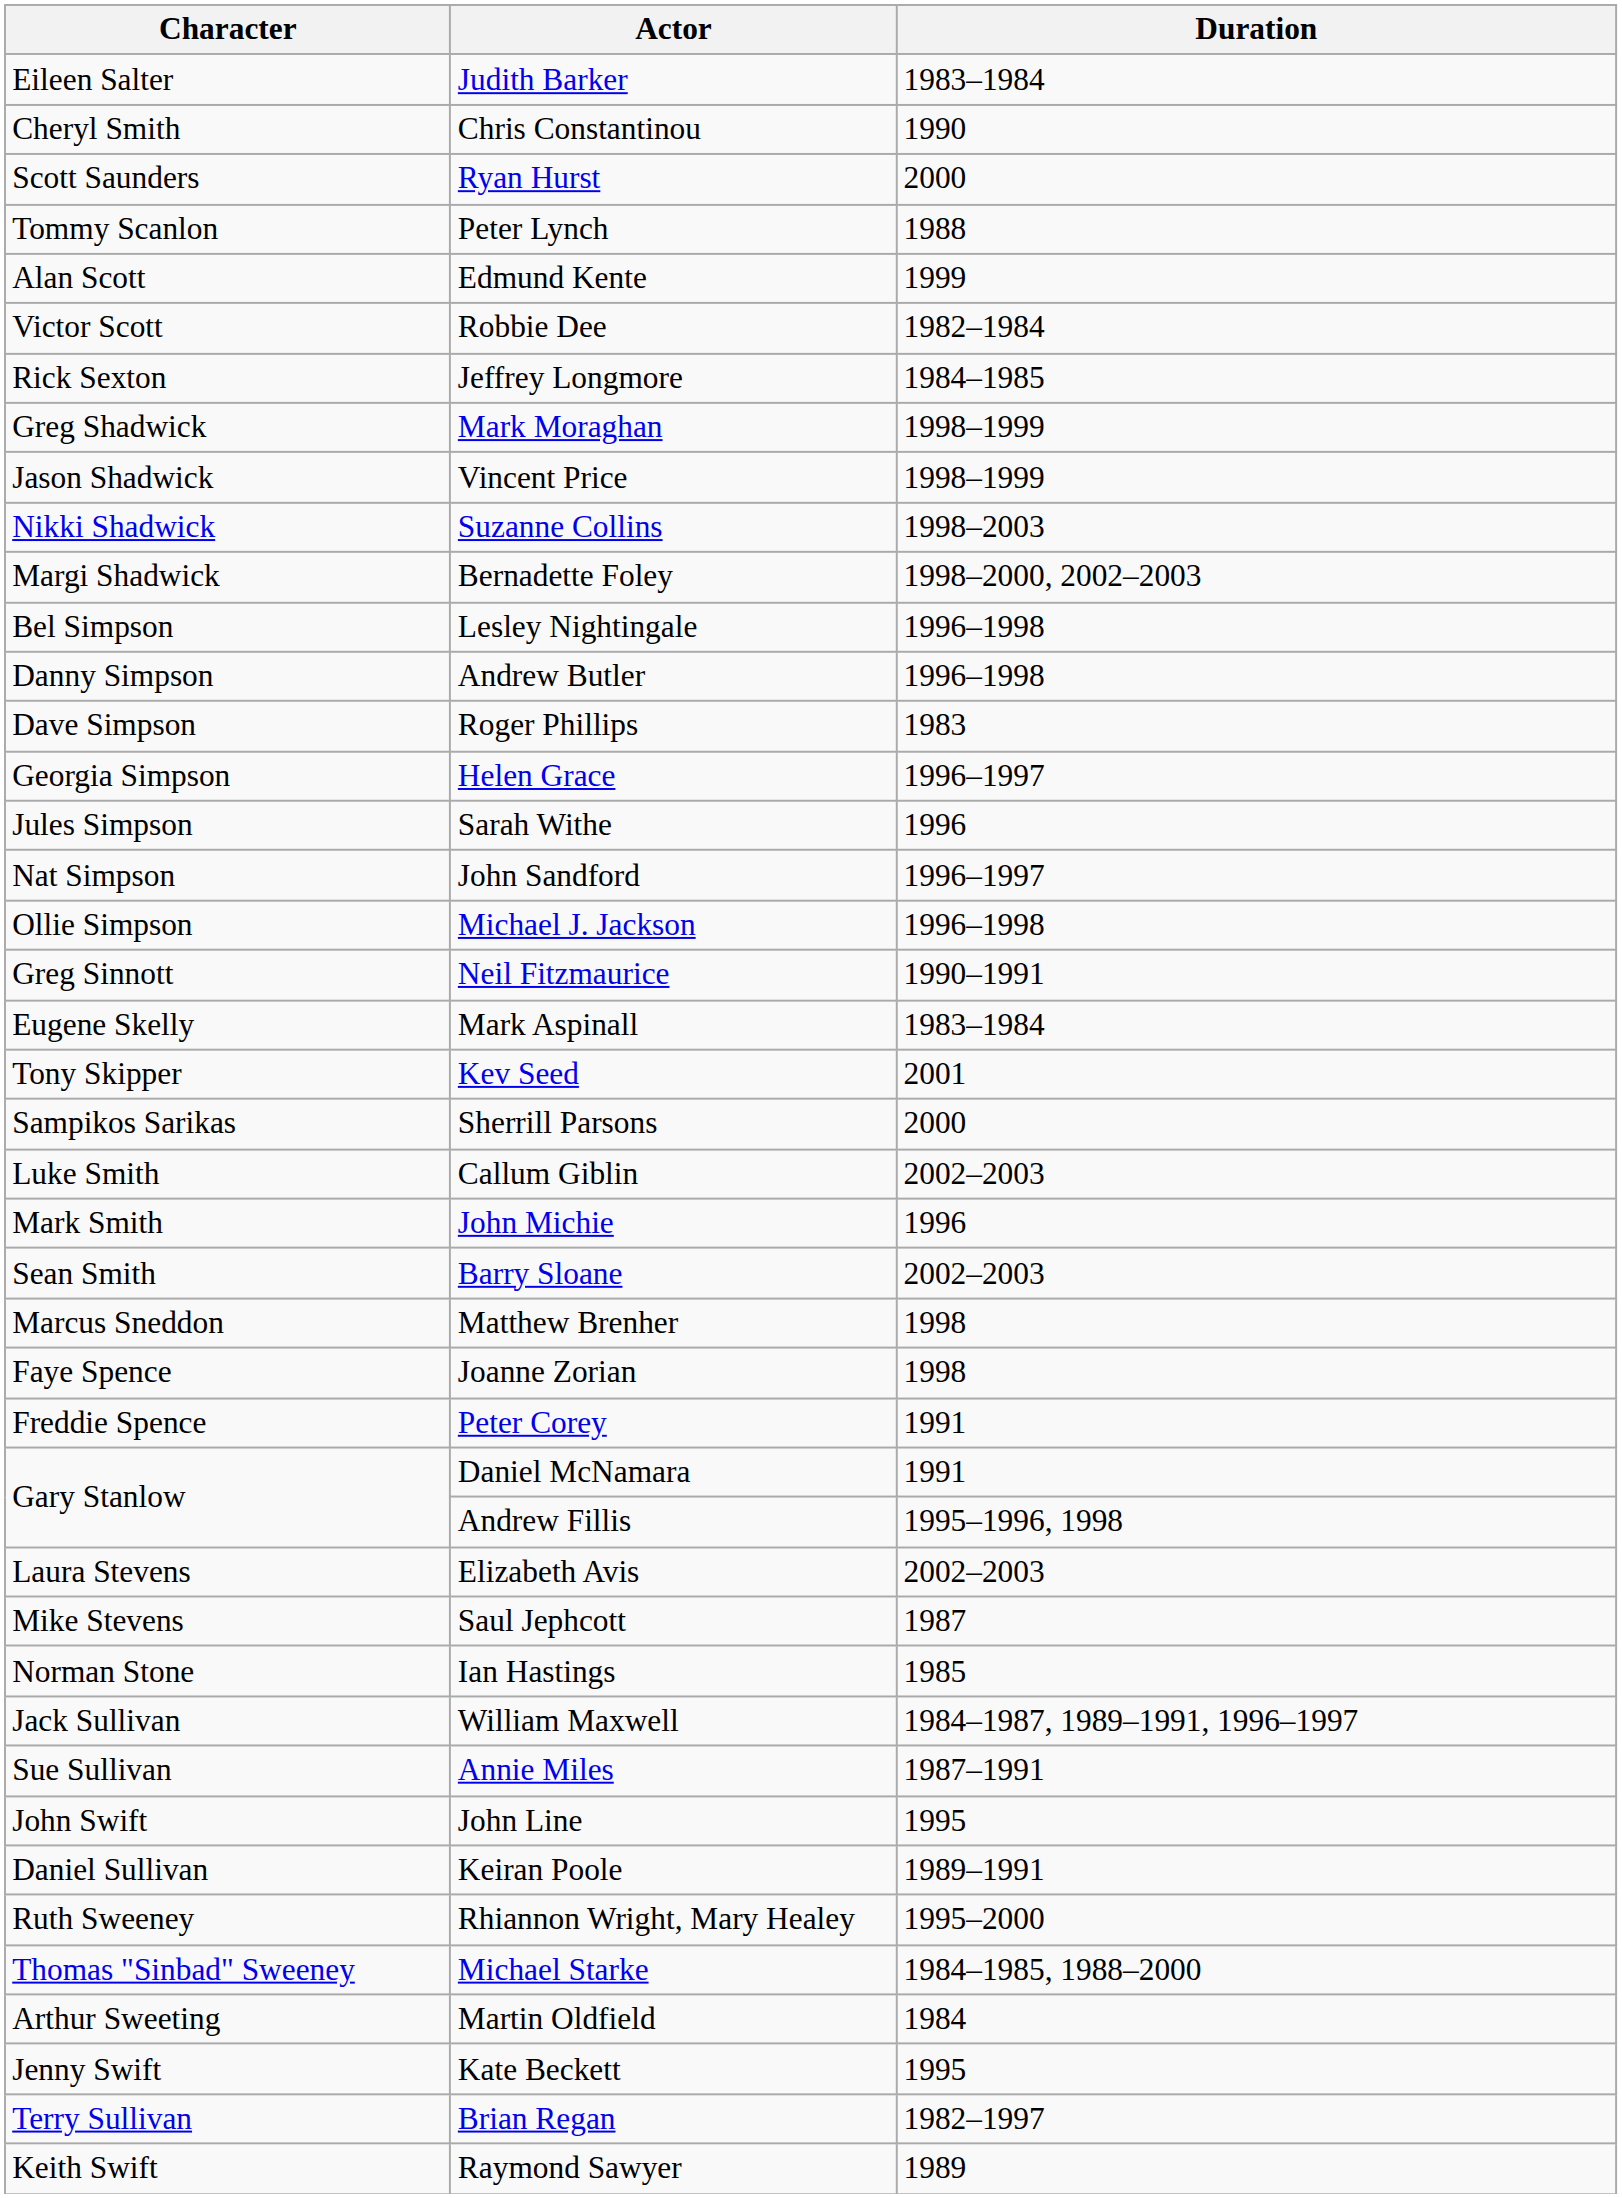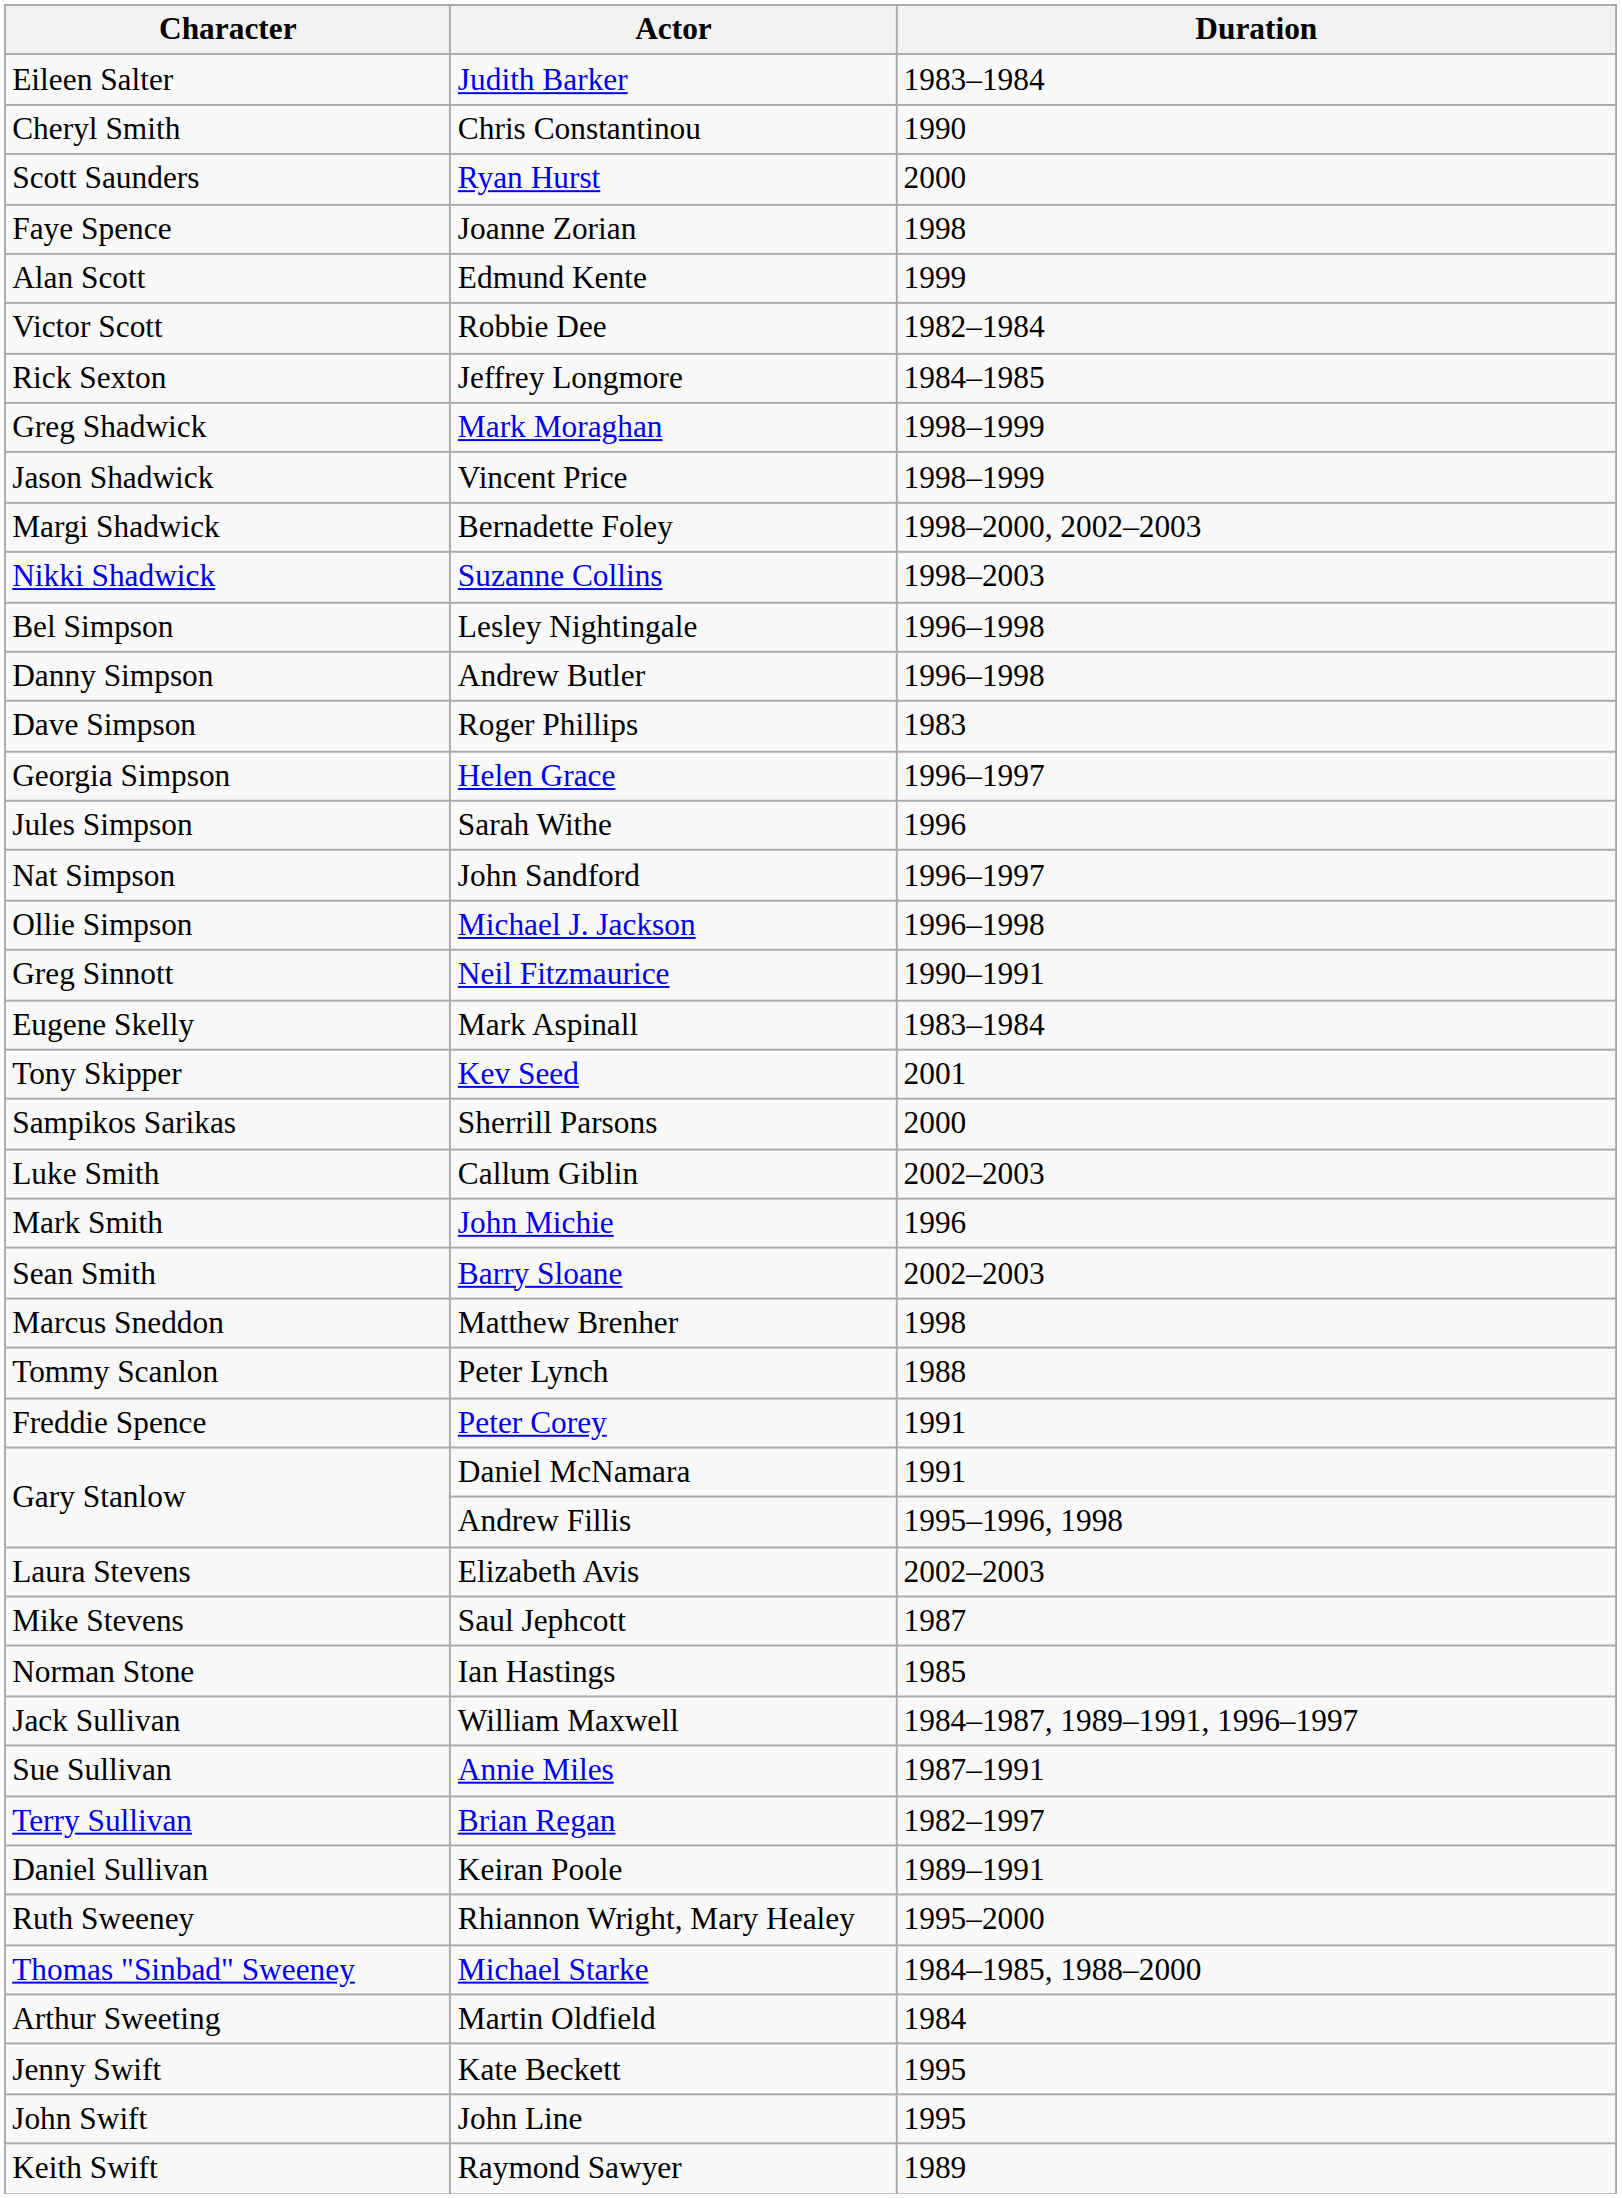rows swapped: (533, 228) <-> (547, 1372)
rows swapped: (565, 576) <-> (560, 526)
rows swapped: (537, 2118) <-> (520, 1819)
